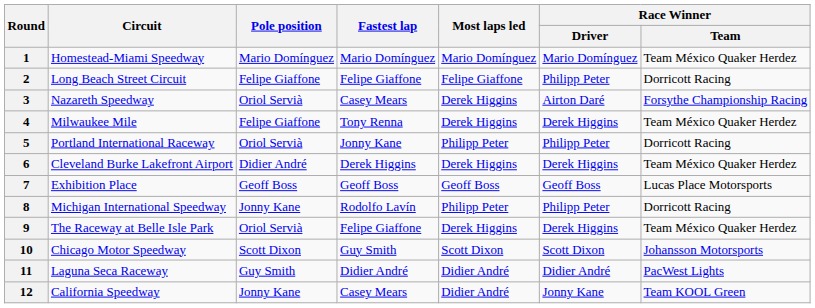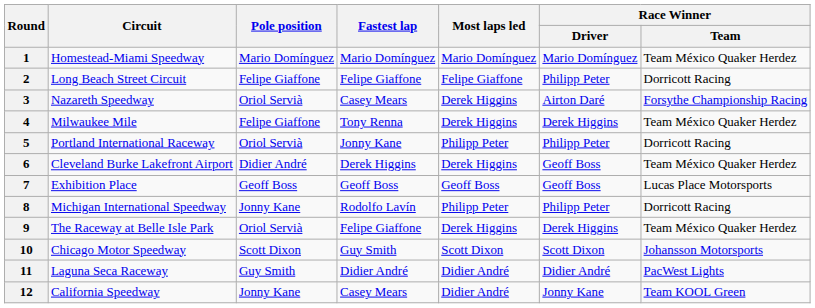(580, 163) Derek Higgins -> (572, 163) Geoff Boss
